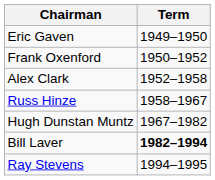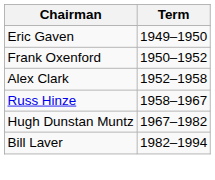(174, 143) bold -> (174, 143) normal
- row: (46, 164)
